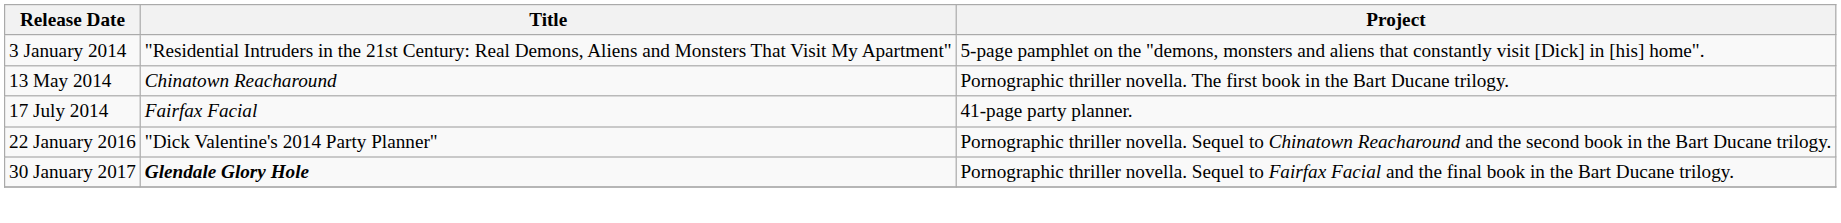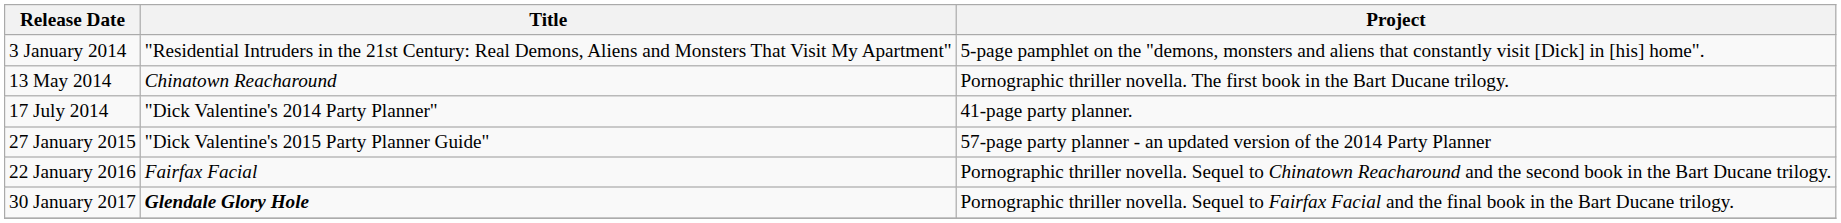(201, 111) Fairfax Facial -> (291, 111) "Dick Valentine's 2014 Party Planner"
+ row: (72, 141)
(291, 141) "Dick Valentine's 2014 Party Planner" -> (201, 171) Fairfax Facial
